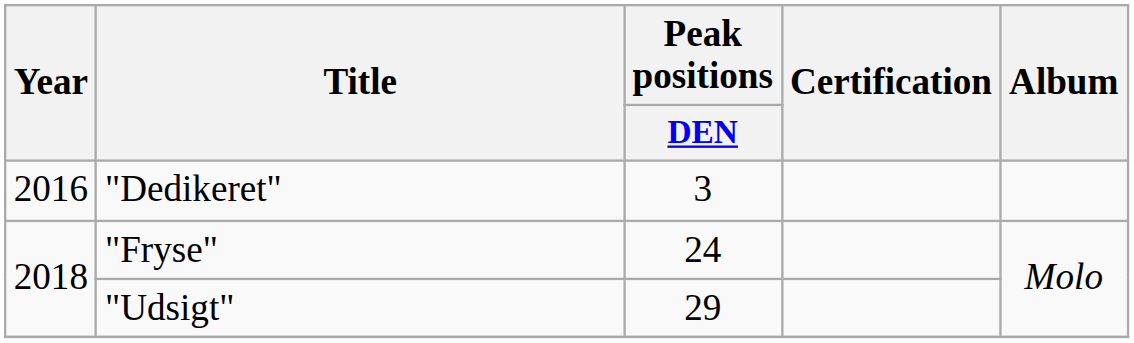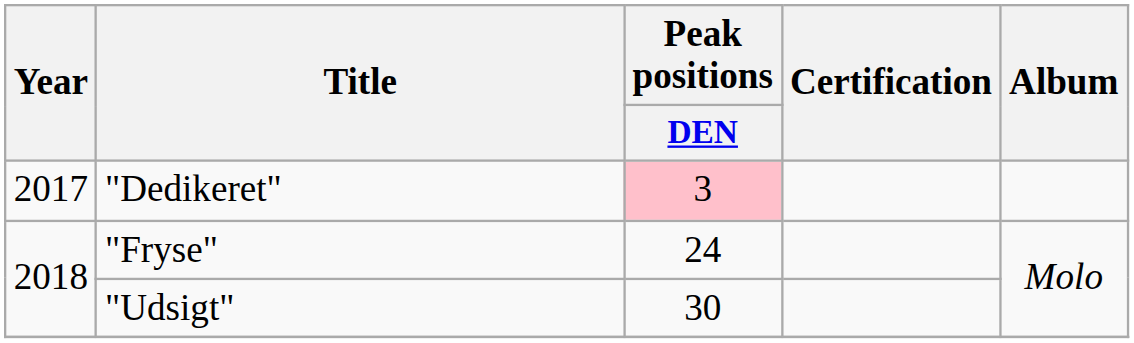(51, 189) 2016 -> (51, 189) 2017
(703, 189) no background -> (703, 189) pink background
(703, 307) 29 -> (703, 307) 30
